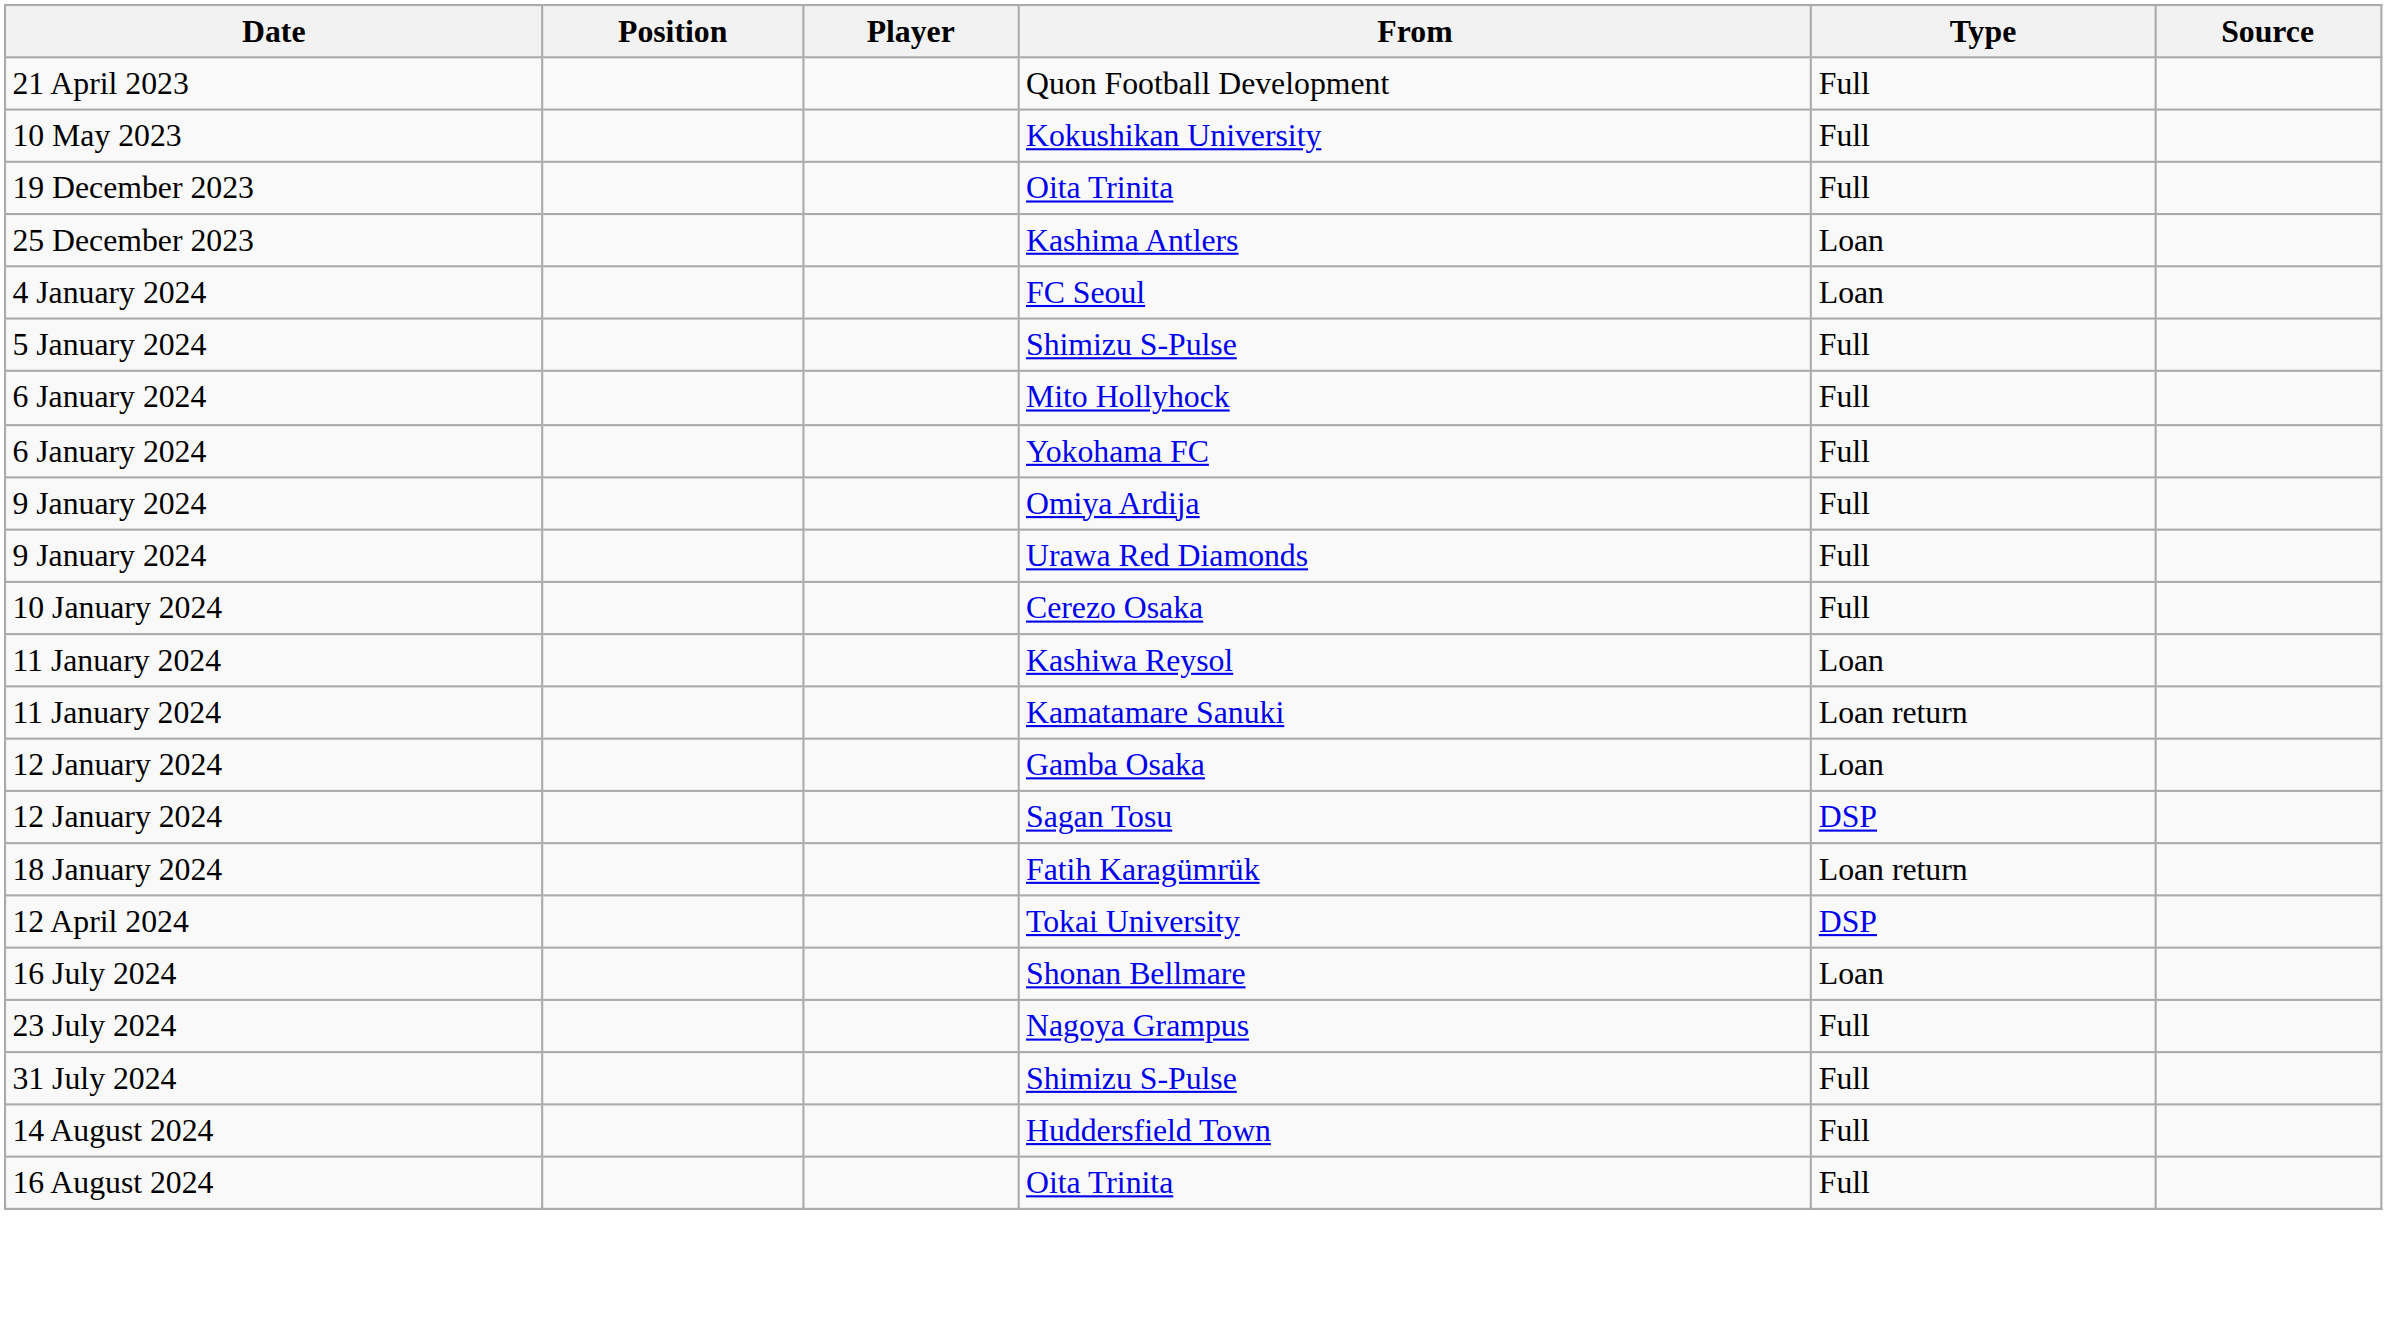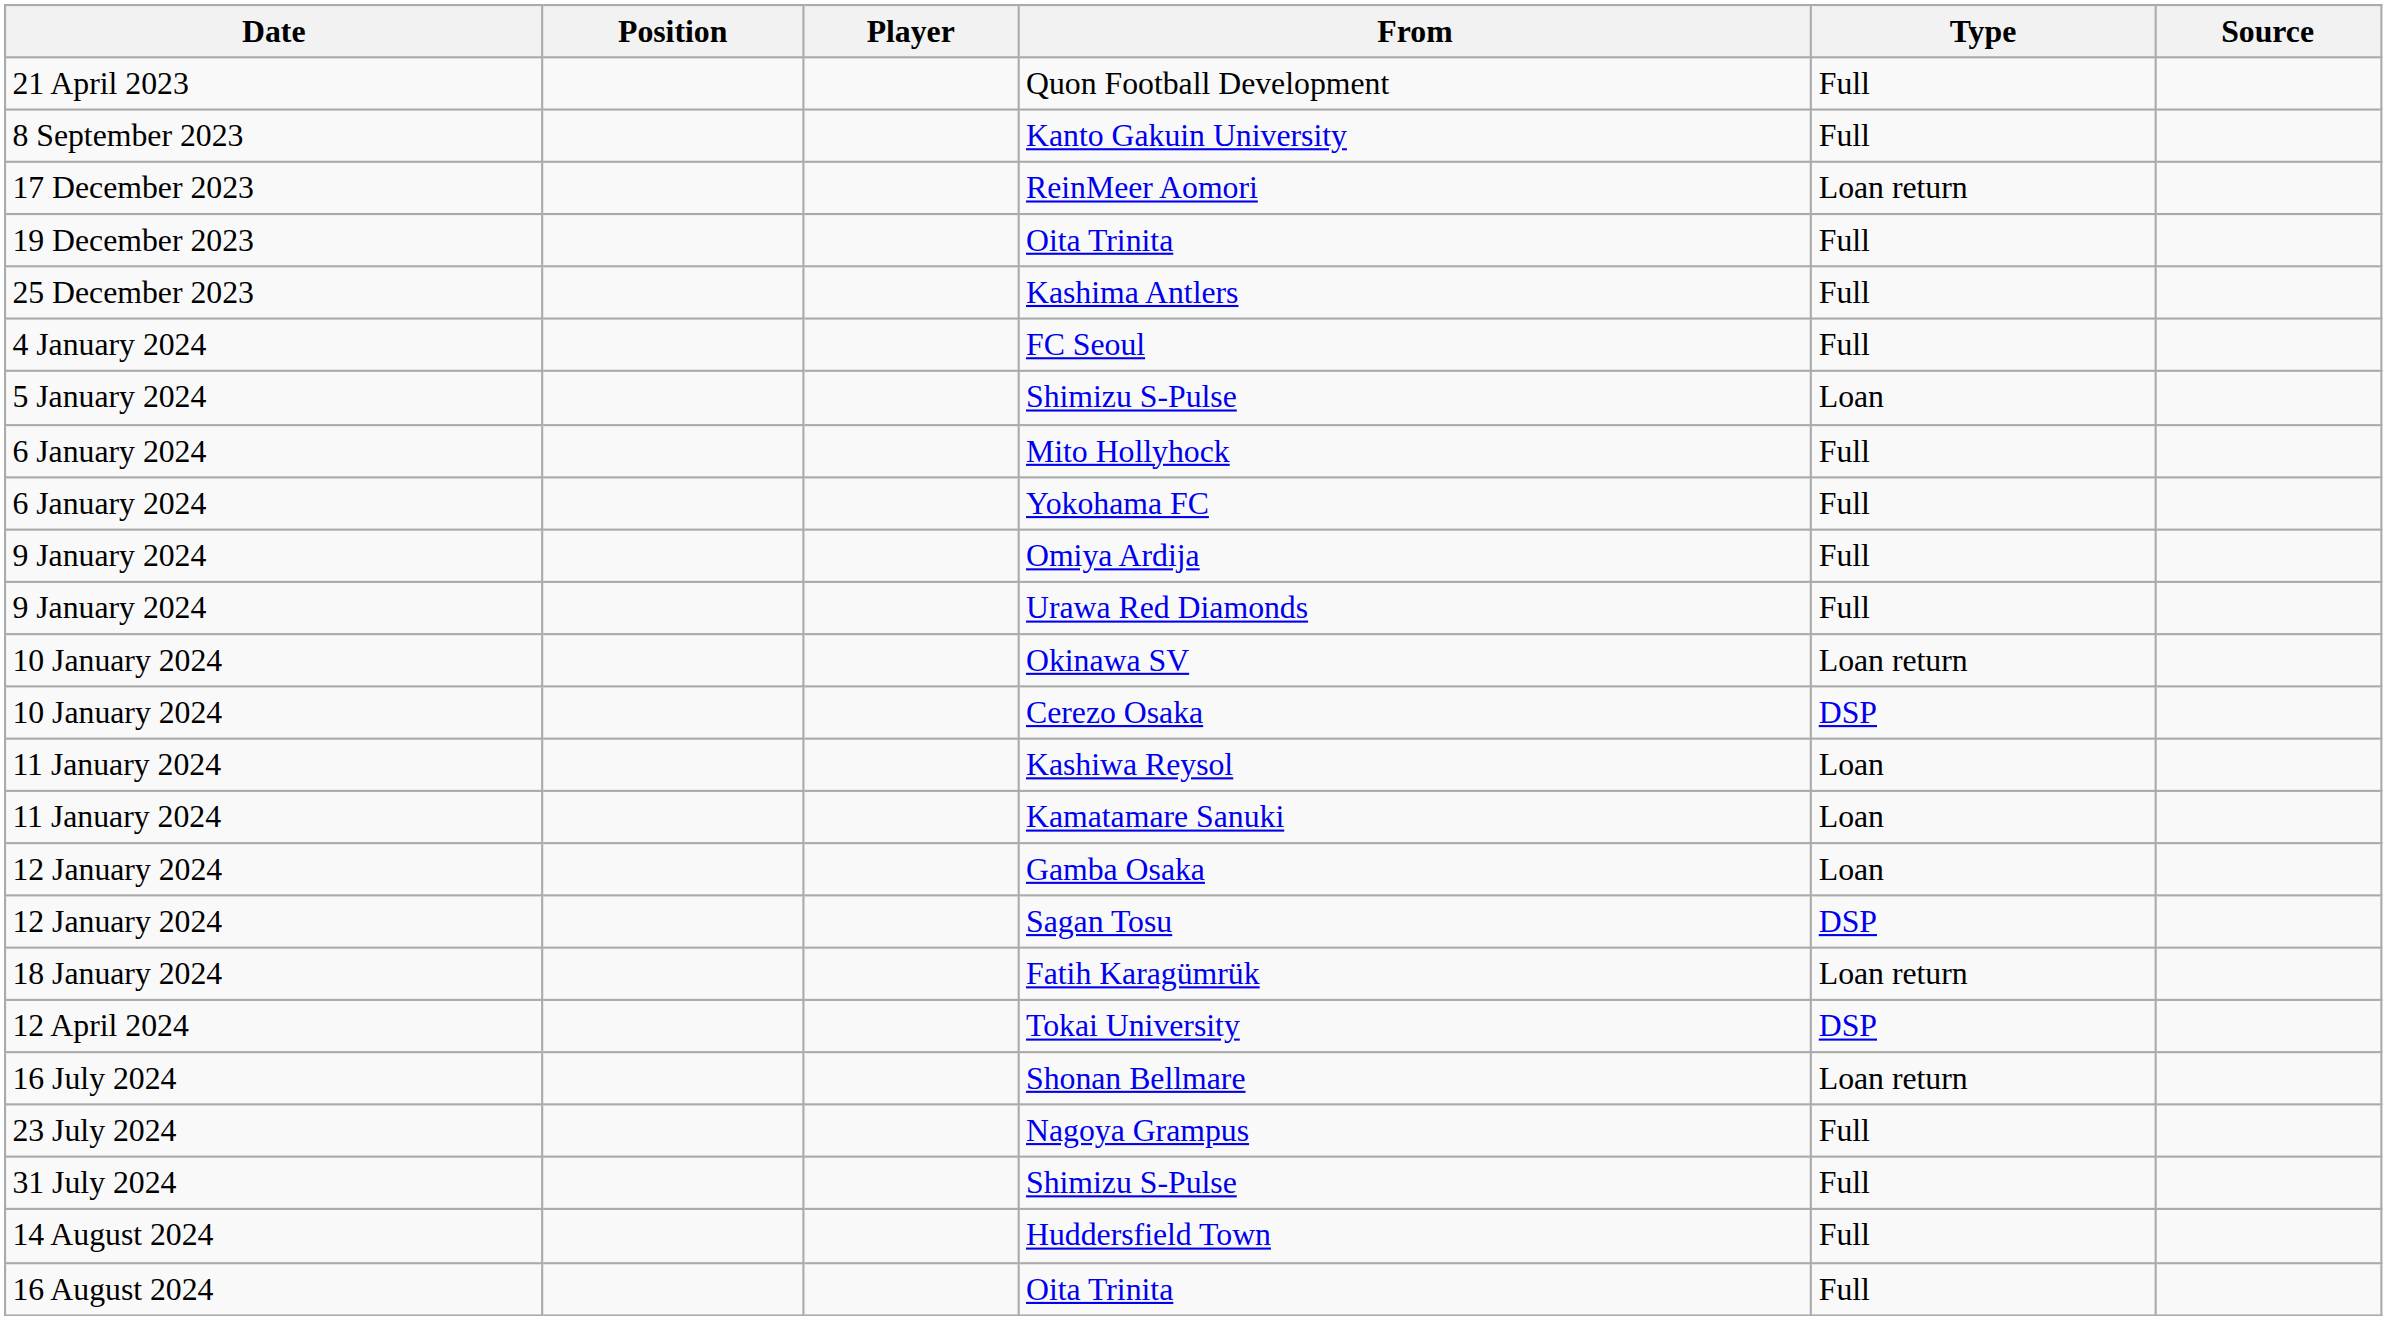- row: (97, 135)
+ row: (128, 135)
+ row: (133, 188)
(1851, 240) Loan -> (1844, 292) Full
(1851, 292) Loan -> (1844, 345) Full
(1844, 345) Full -> (1851, 397) Loan
+ row: (117, 659)
(1844, 607) Full -> (1848, 711) DSP
(1893, 711) Loan return -> (1851, 816) Loan
(1851, 973) Loan -> (1893, 1078) Loan return
